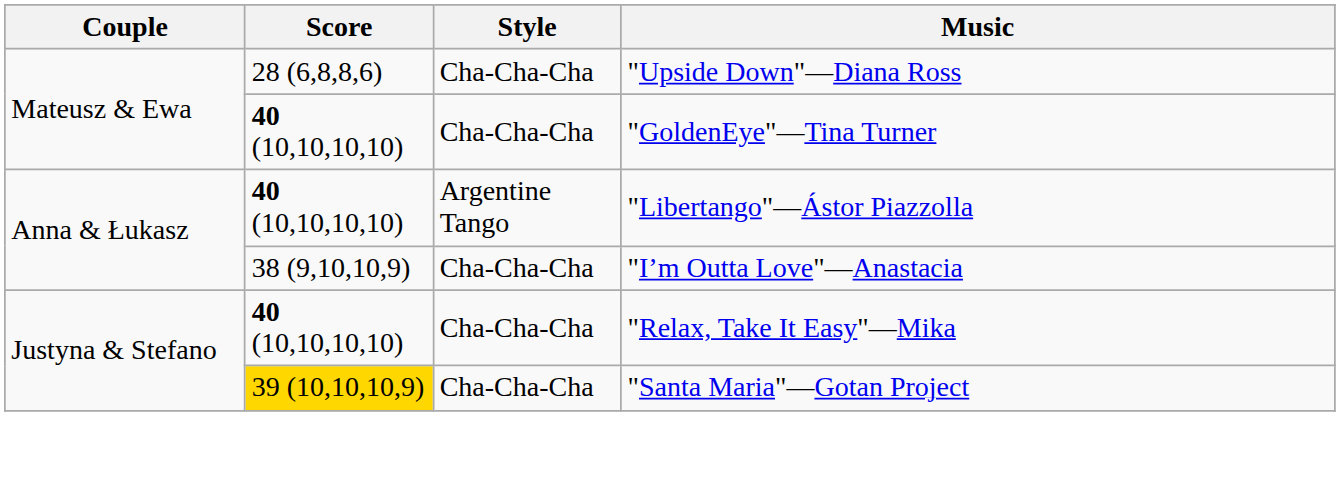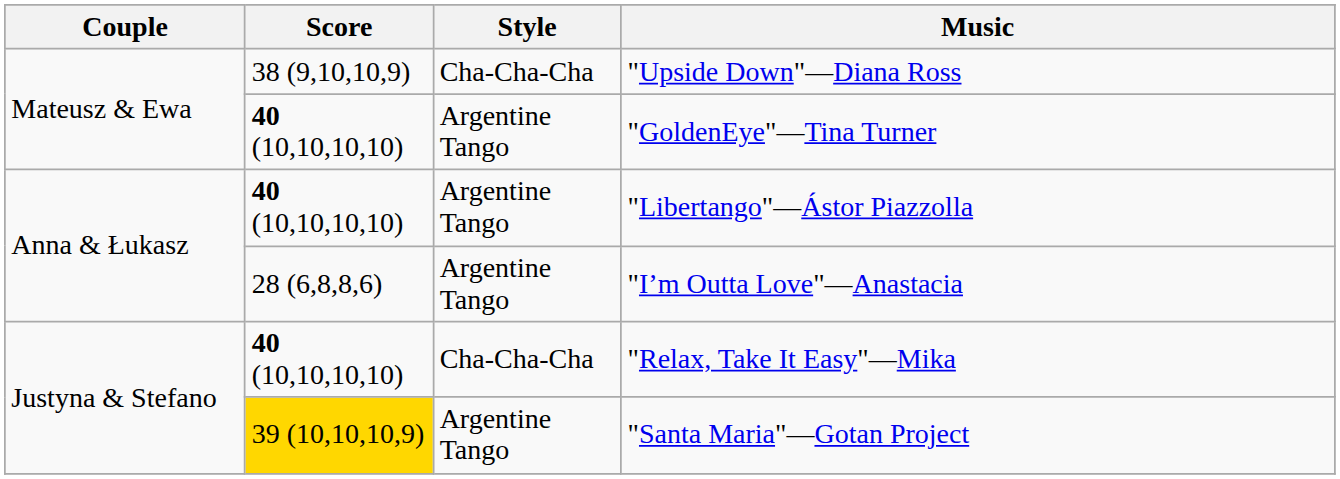(317, 71) 28 (6,8,8,6) -> (331, 71) 38 (9,10,10,9)
(517, 131) Cha-Cha-Cha -> (495, 131) Argentine Tango
(331, 267) 38 (9,10,10,9) -> (317, 283) 28 (6,8,8,6)
(517, 267) Cha-Cha-Cha -> (495, 283) Argentine Tango
(517, 387) Cha-Cha-Cha -> (495, 434) Argentine Tango
